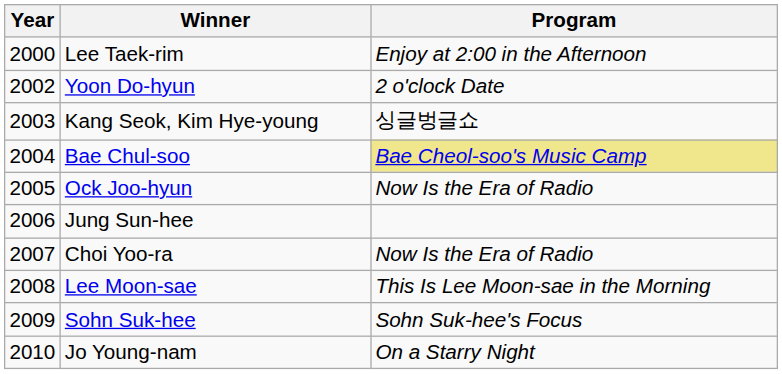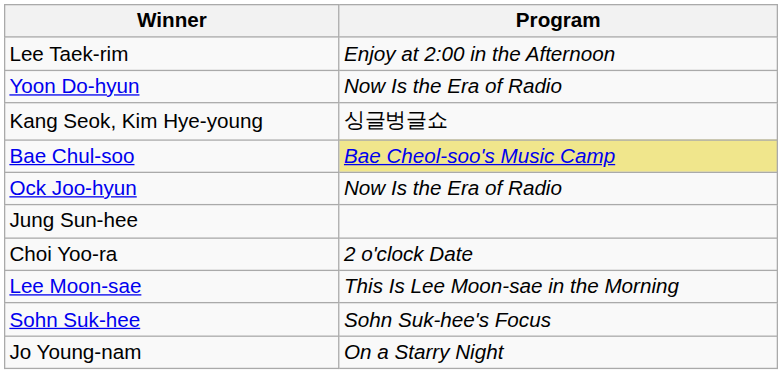- column: (32, 20)
(440, 86) 2 o'clock Date -> (453, 86) Now Is the Era of Radio
(484, 253) Now Is the Era of Radio -> (408, 253) 2 o'clock Date
